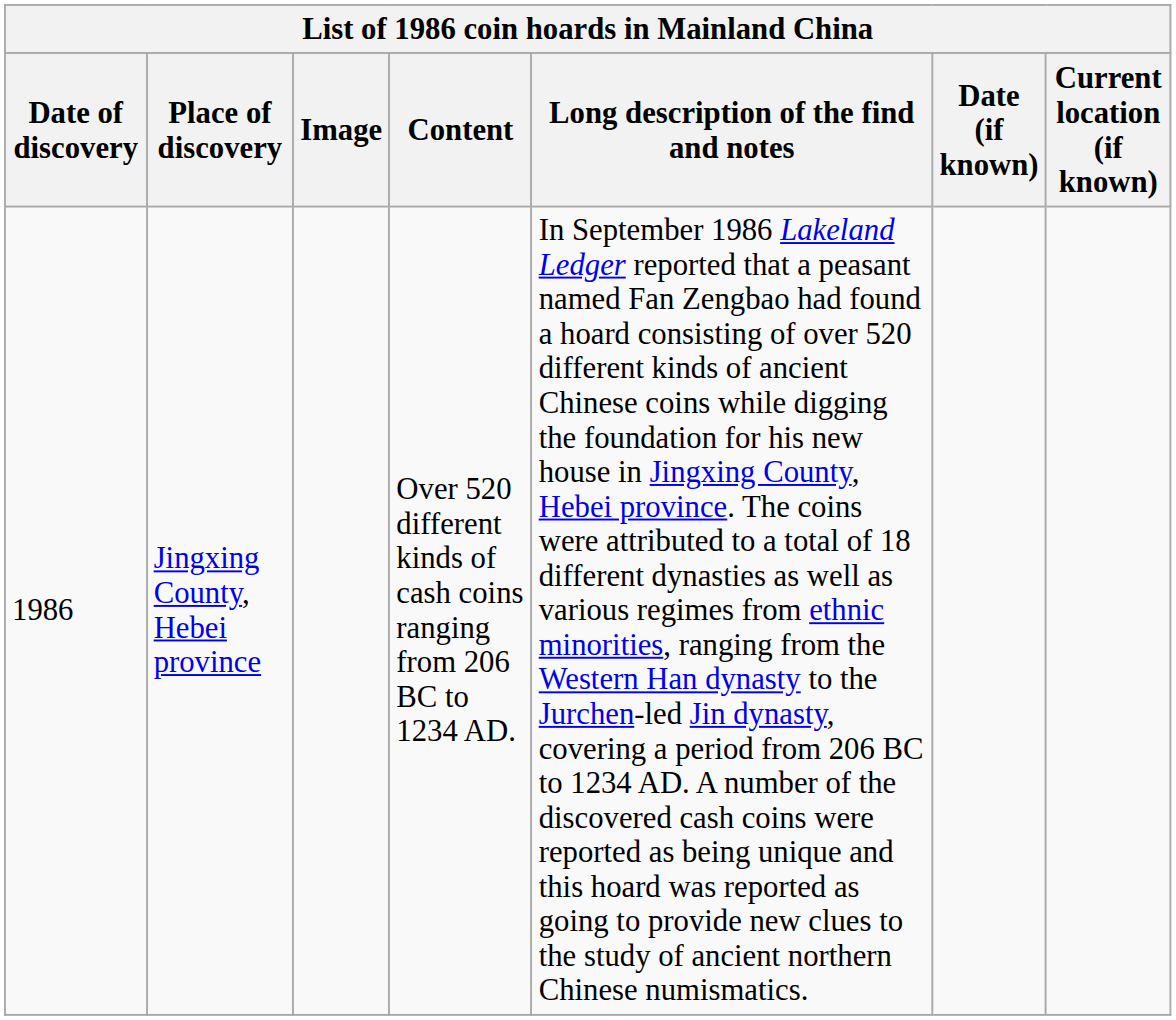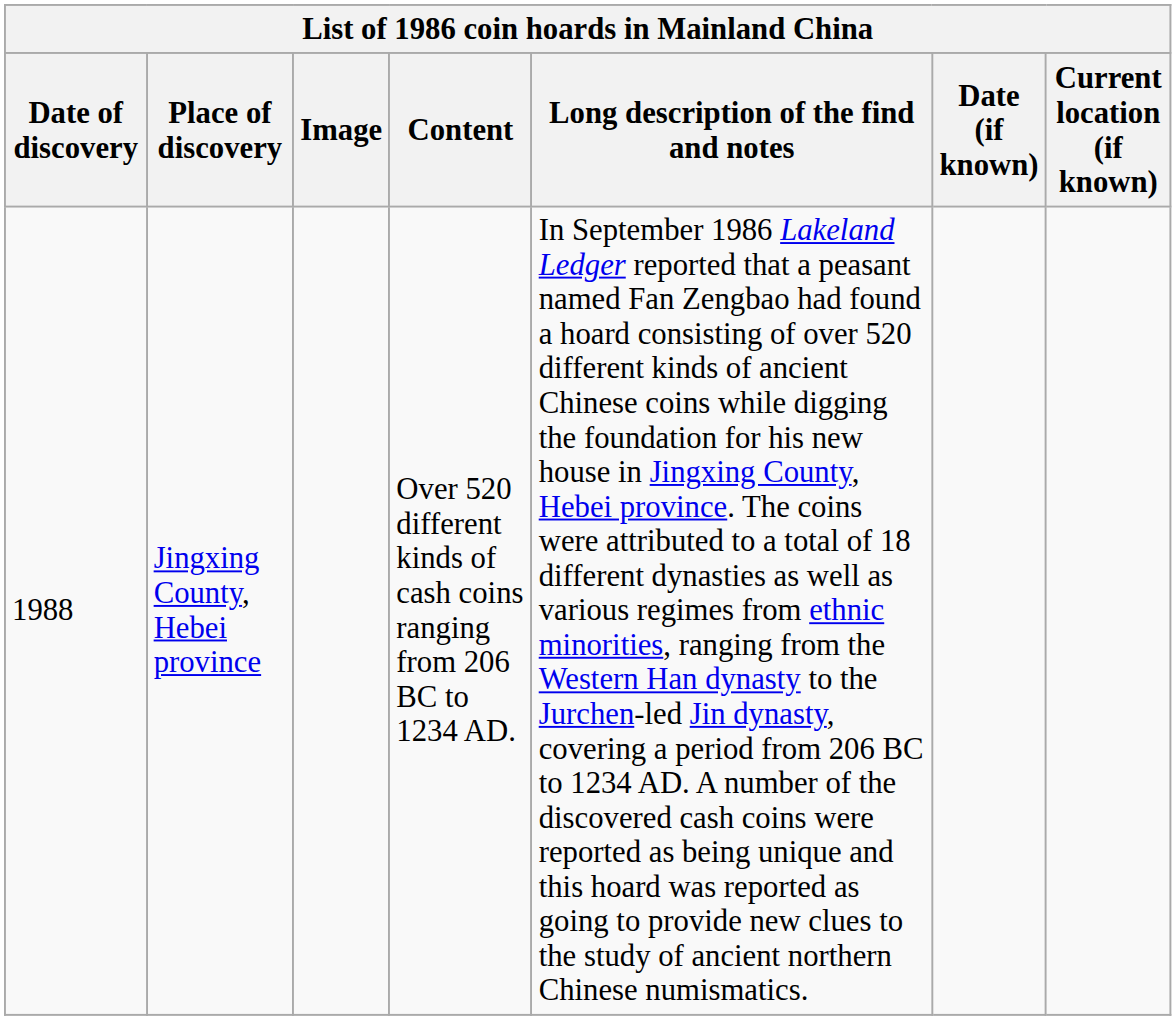(43, 610) 1986 -> (43, 610) 1988
